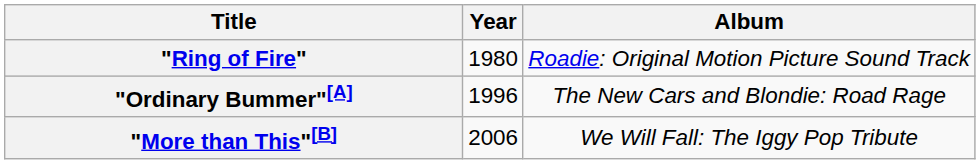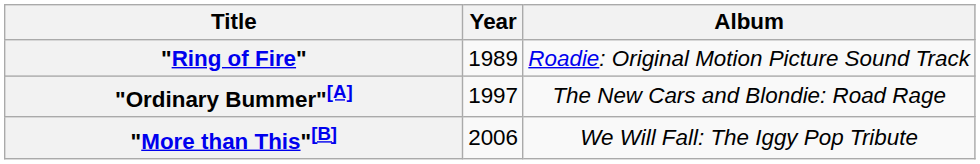(493, 57) 1980 -> (493, 57) 1989
(493, 96) 1996 -> (493, 96) 1997
